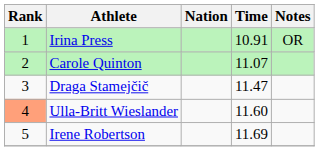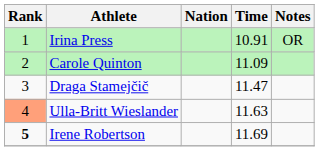(251, 63) 11.07 -> (251, 63) 11.09
(251, 110) 11.60 -> (251, 110) 11.63
(25, 134) normal -> (25, 134) bold
